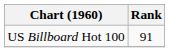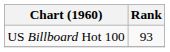(146, 36) 91 -> (146, 36) 93
